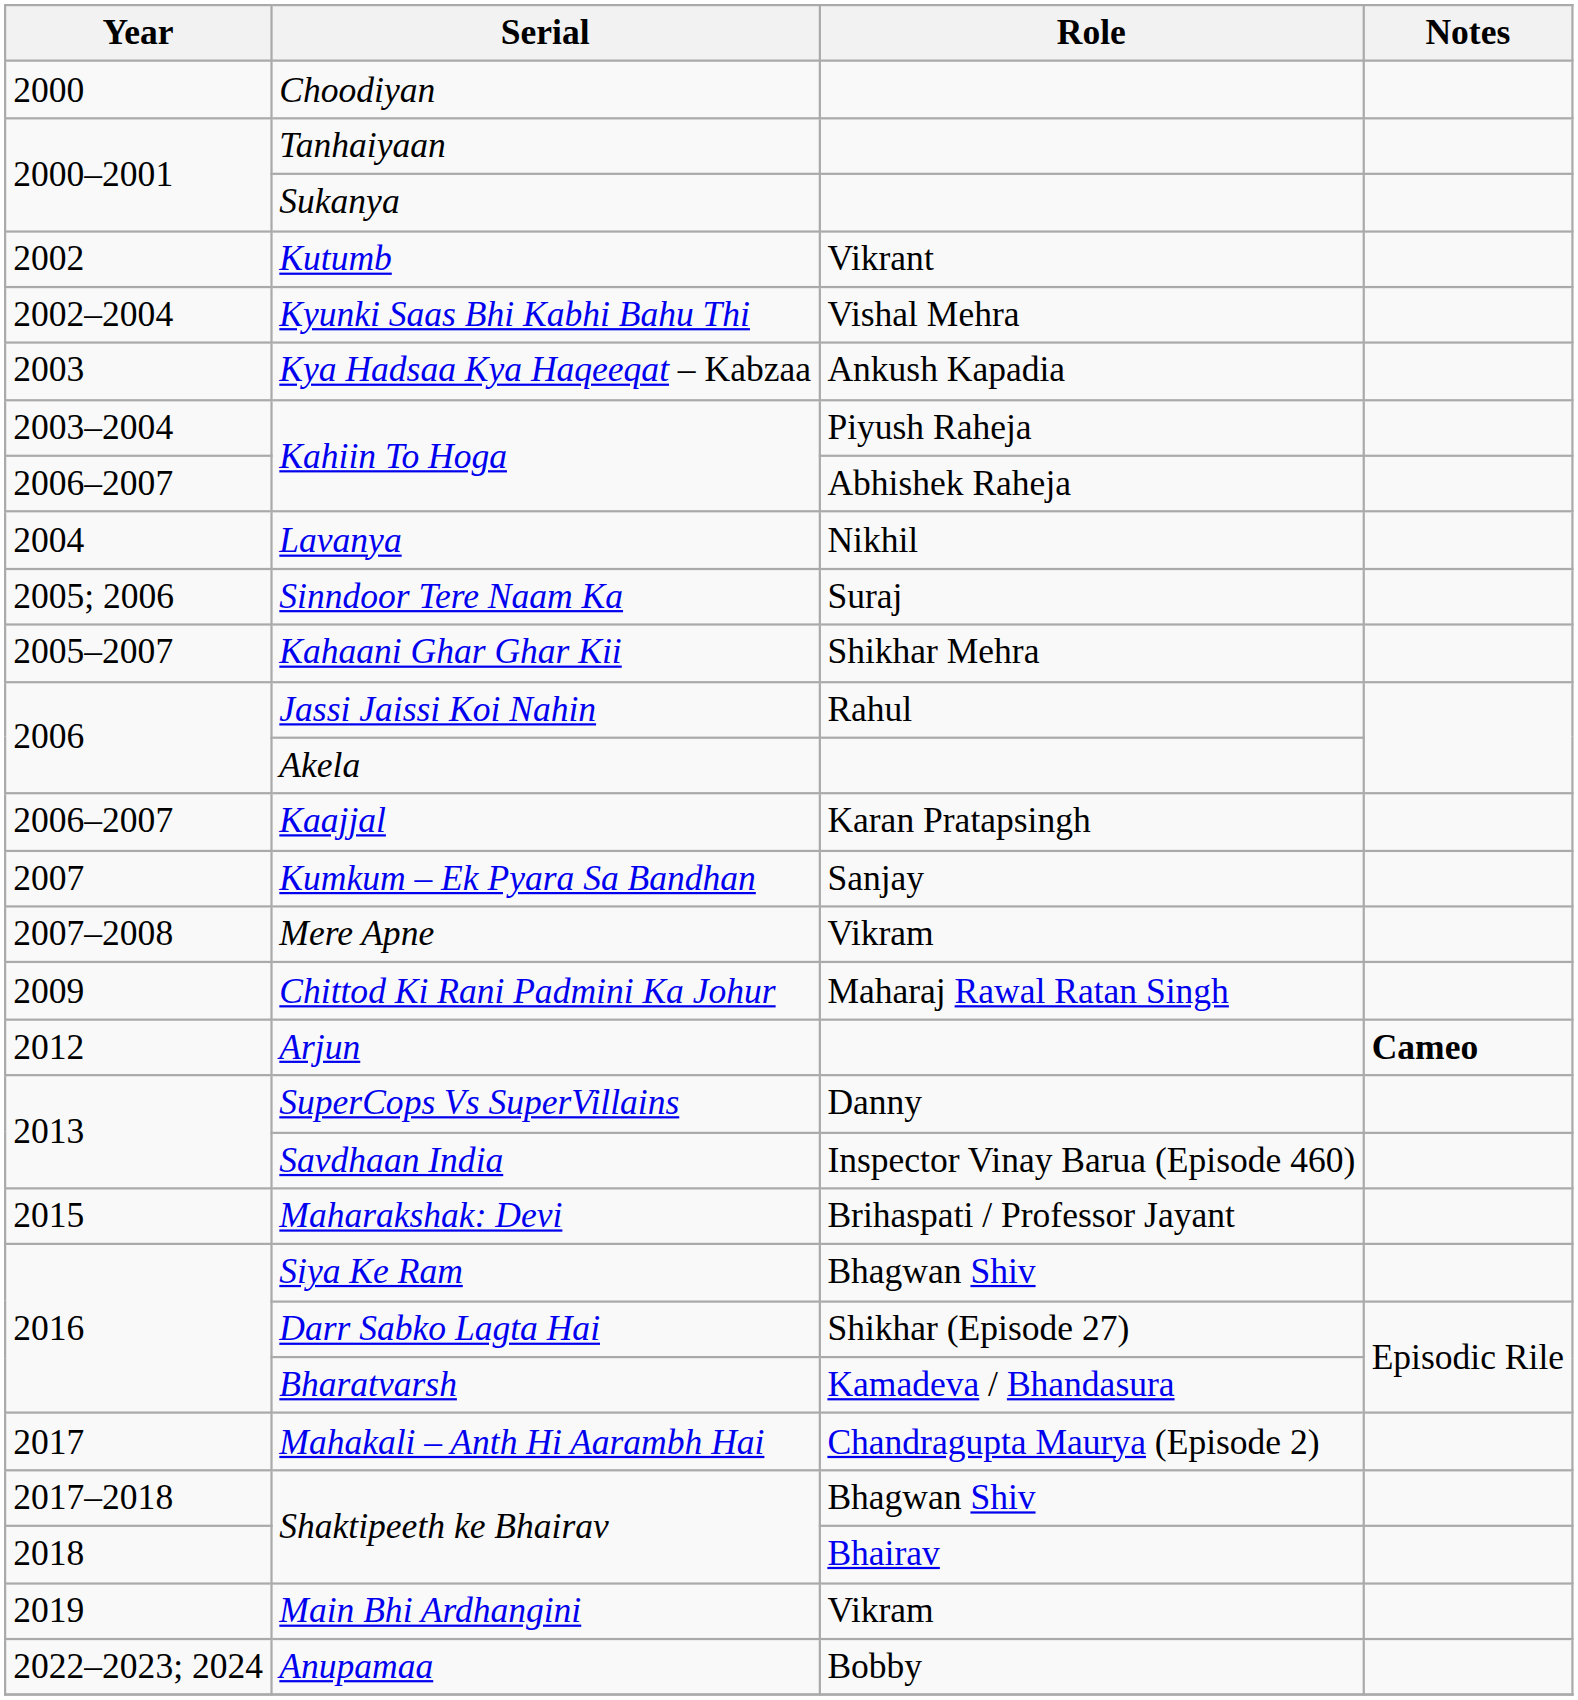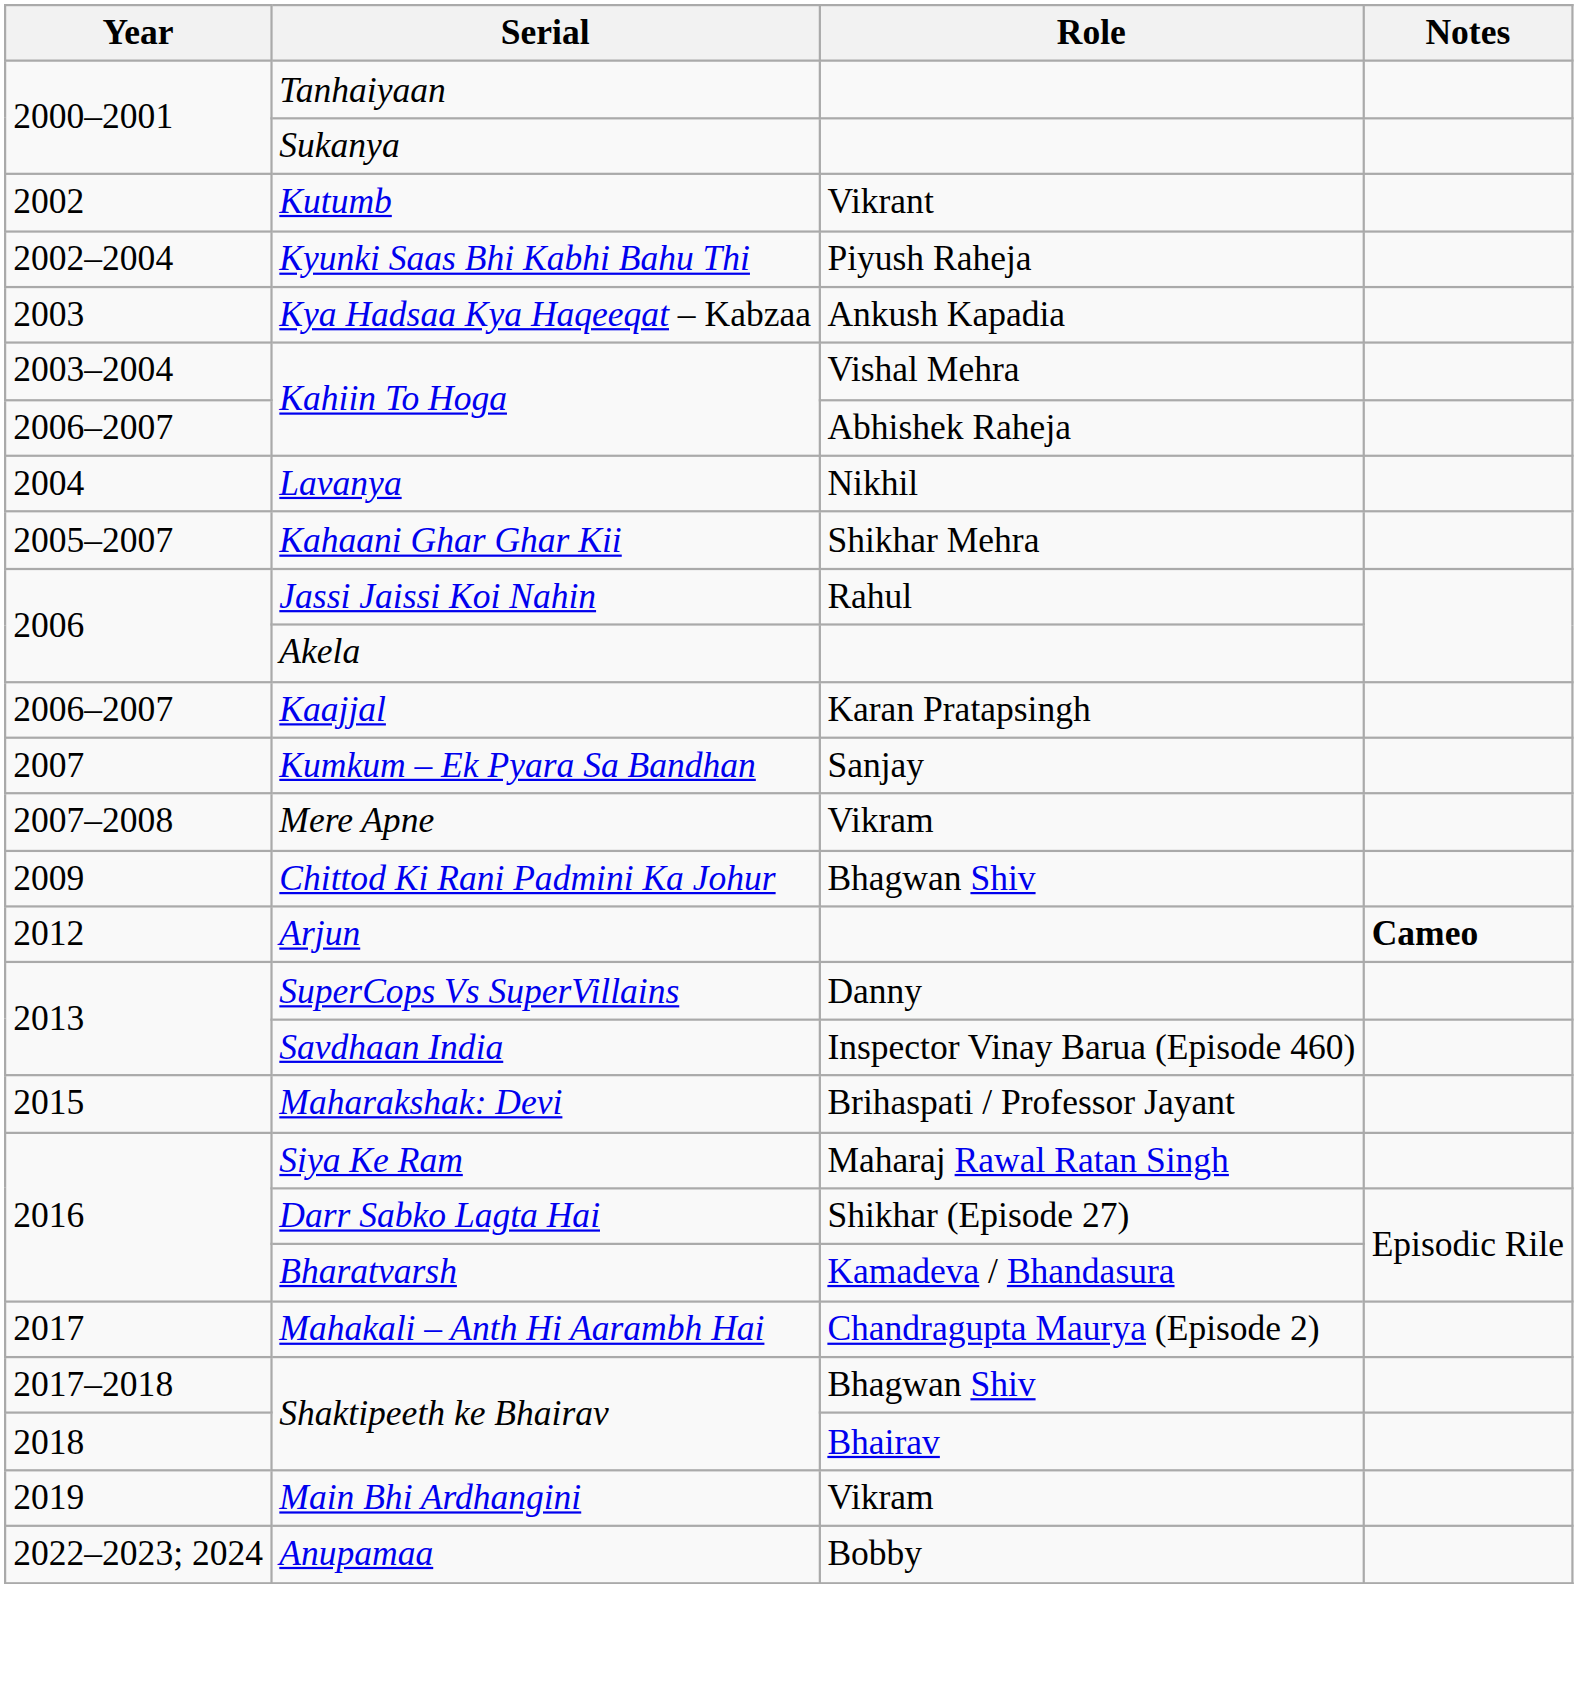- row: (49, 88)
(923, 314) Vishal Mehra -> (929, 257) Piyush Raheja
(929, 426) Piyush Raheja -> (923, 370) Vishal Mehra
- row: (94, 595)
(1028, 990) Maharaj Rawal Ratan Singh -> (931, 877) Bhagwan Shiv
(931, 1271) Bhagwan Shiv -> (1028, 1159) Maharaj Rawal Ratan Singh
